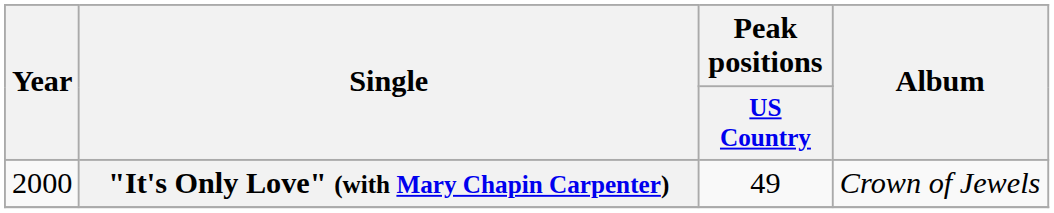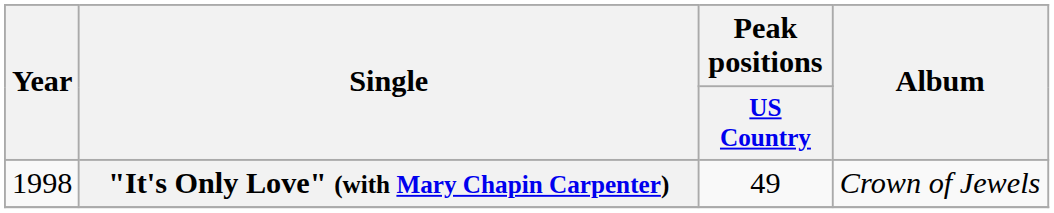(42, 182) 2000 -> (42, 182) 1998
